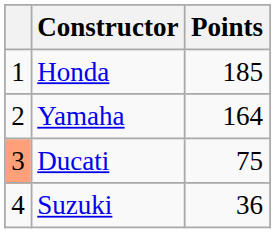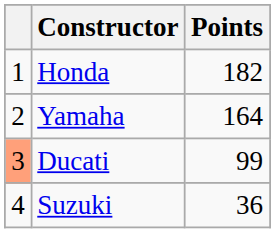(243, 71) 185 -> (243, 71) 182
(250, 160) 75 -> (250, 160) 99
